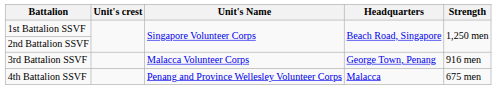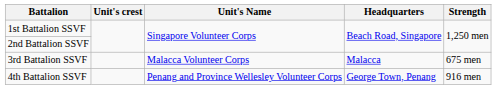(391, 60) George Town, Penang -> (364, 60) Malacca
(464, 60) 916 men -> (464, 60) 675 men
(364, 76) Malacca -> (391, 76) George Town, Penang
(464, 76) 675 men -> (464, 76) 916 men
